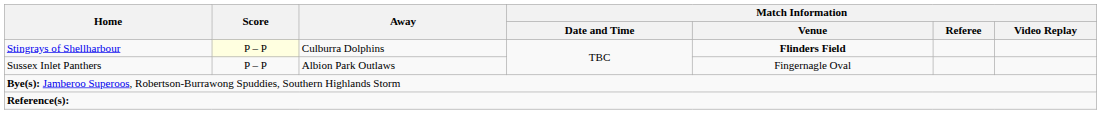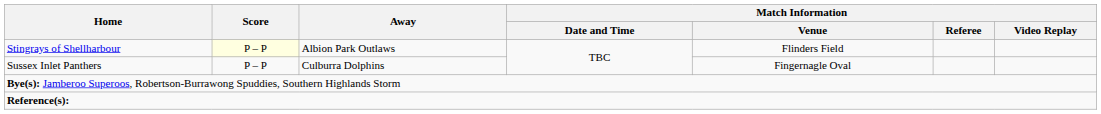(343, 48) Culburra Dolphins -> (348, 48) Albion Park Outlaws
(813, 48) bold -> (813, 48) normal
(348, 65) Albion Park Outlaws -> (343, 65) Culburra Dolphins
